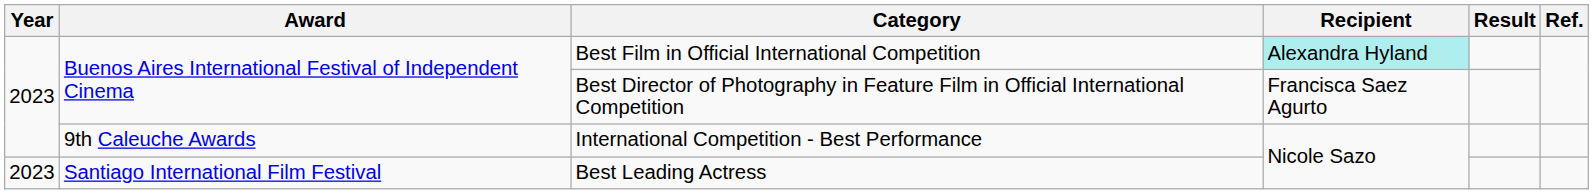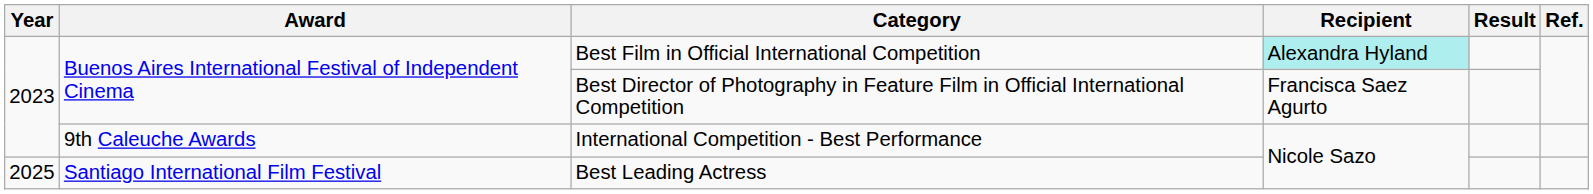(32, 172) 2023 -> (32, 172) 2025
